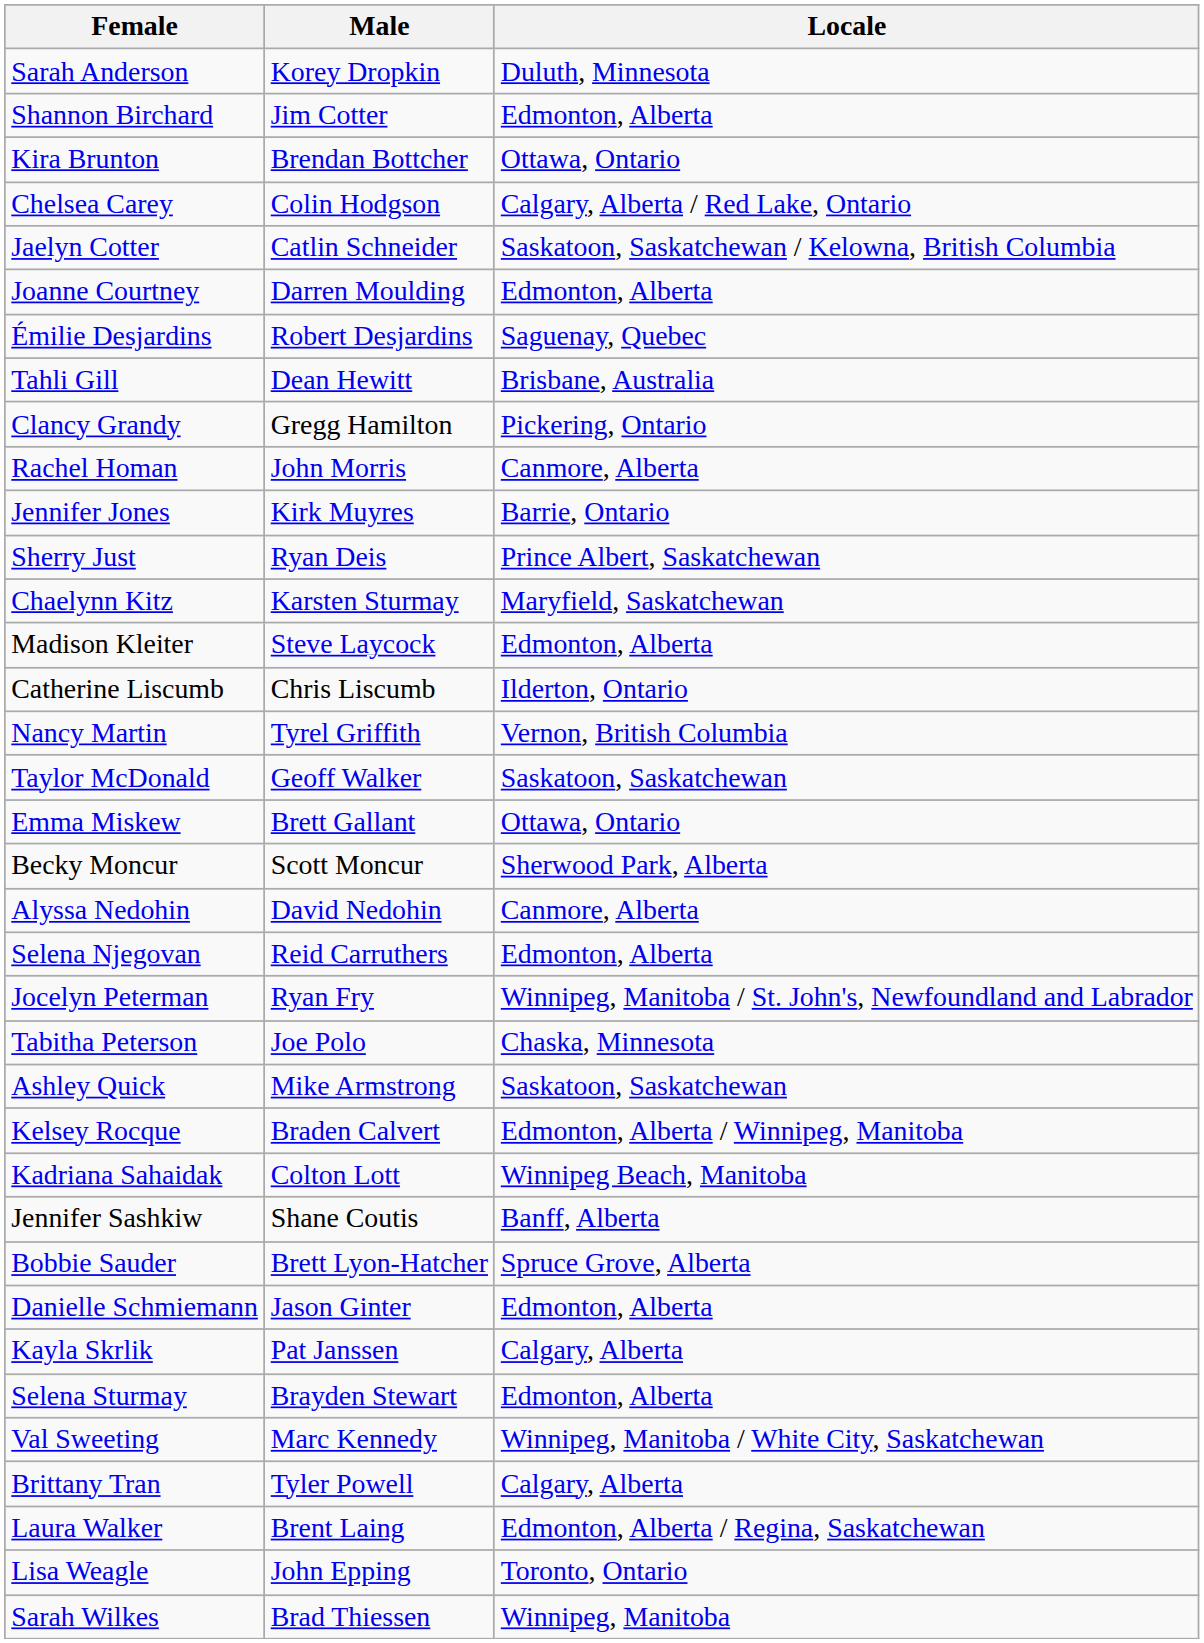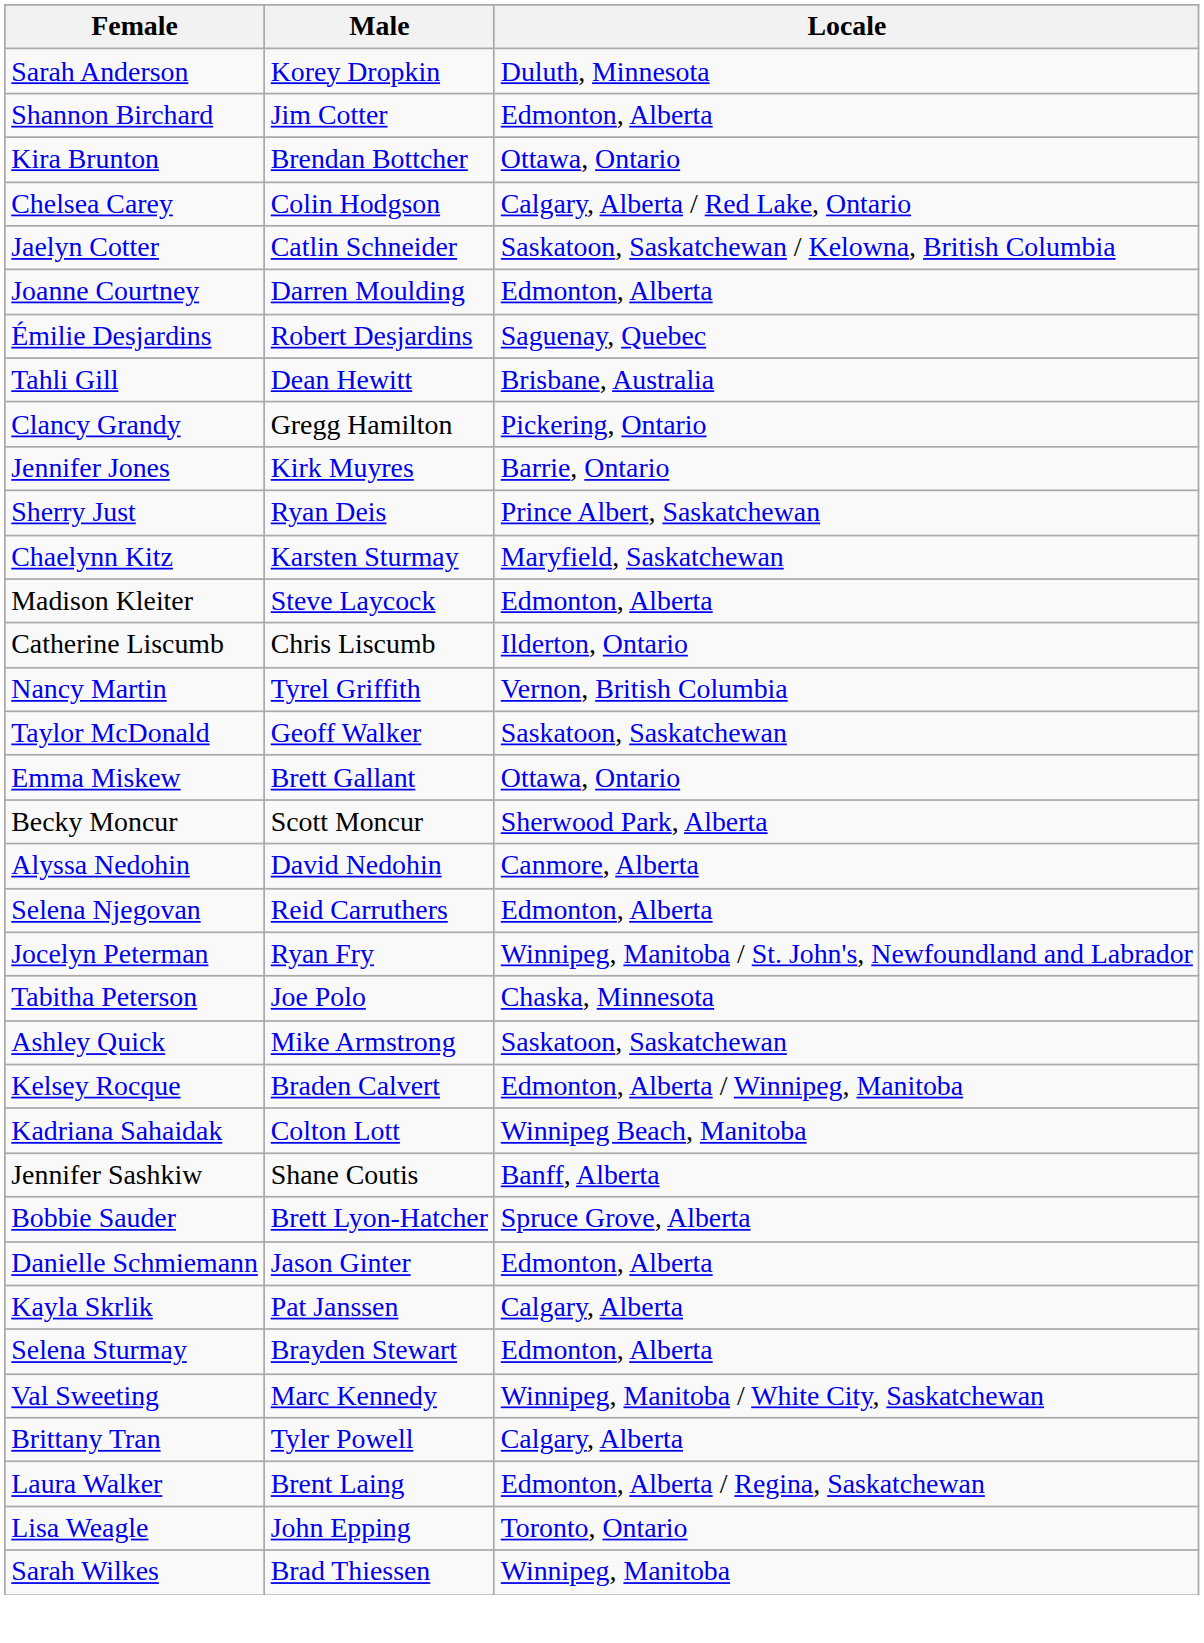- row: (94, 468)
